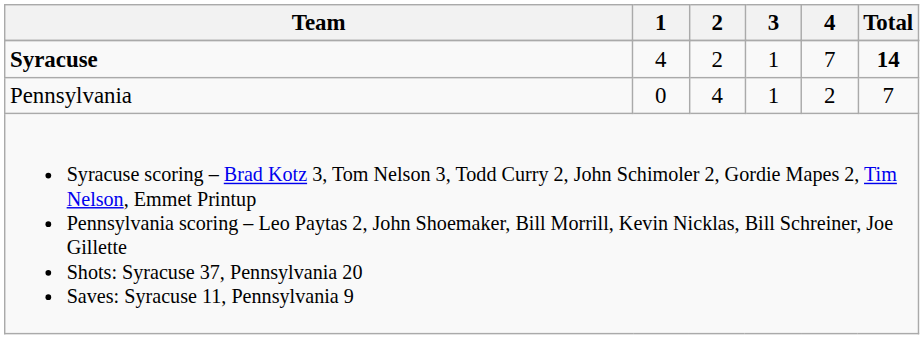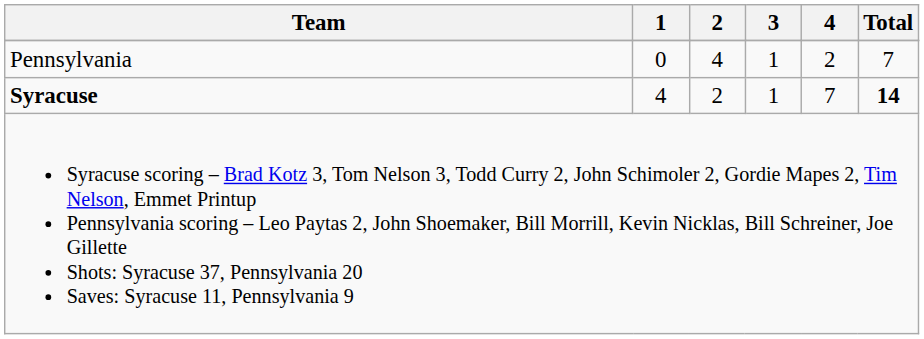rows swapped: (54, 58) <-> (71, 95)
